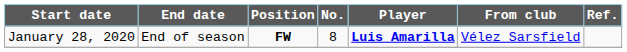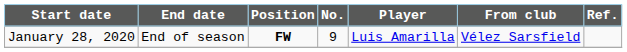(333, 37) 8 -> (333, 37) 9
(403, 37) bold -> (403, 37) normal
